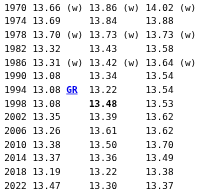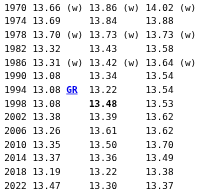(47, 117) 13.35 -> (47, 117) 13.38
(47, 144) 13.38 -> (47, 144) 13.35
